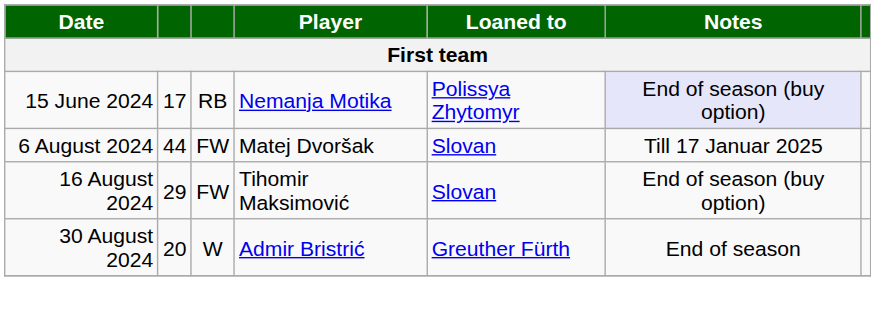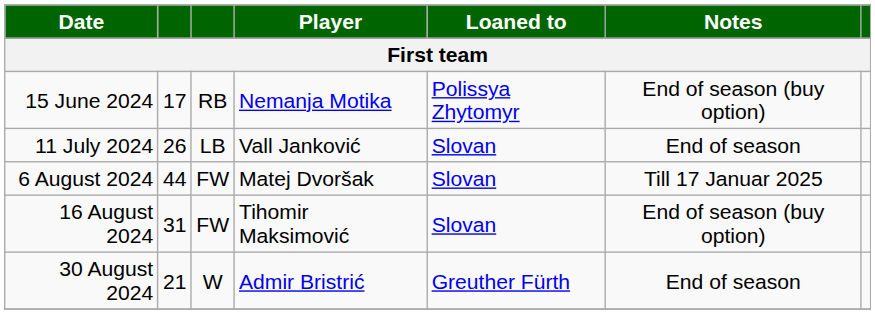(733, 100) lavender background -> (733, 100) no background
+ row: (94, 146)
(175, 191) 29 -> (175, 224) 31
(175, 248) 20 -> (175, 281) 21
